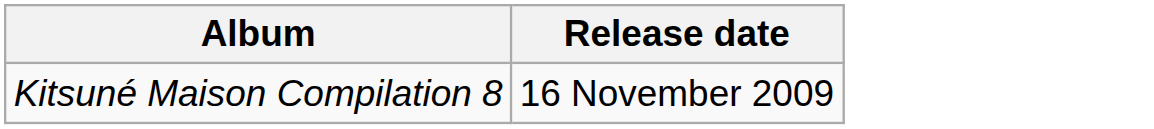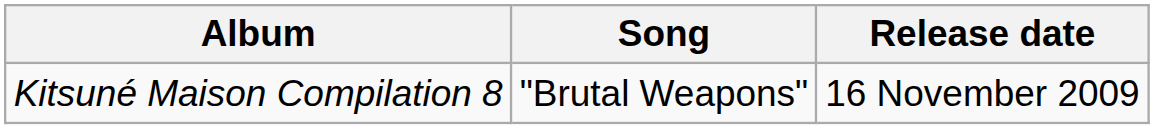+ column: (664, 33)
